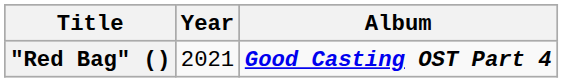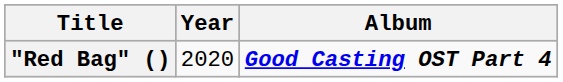(208, 59) 2021 -> (208, 59) 2020
